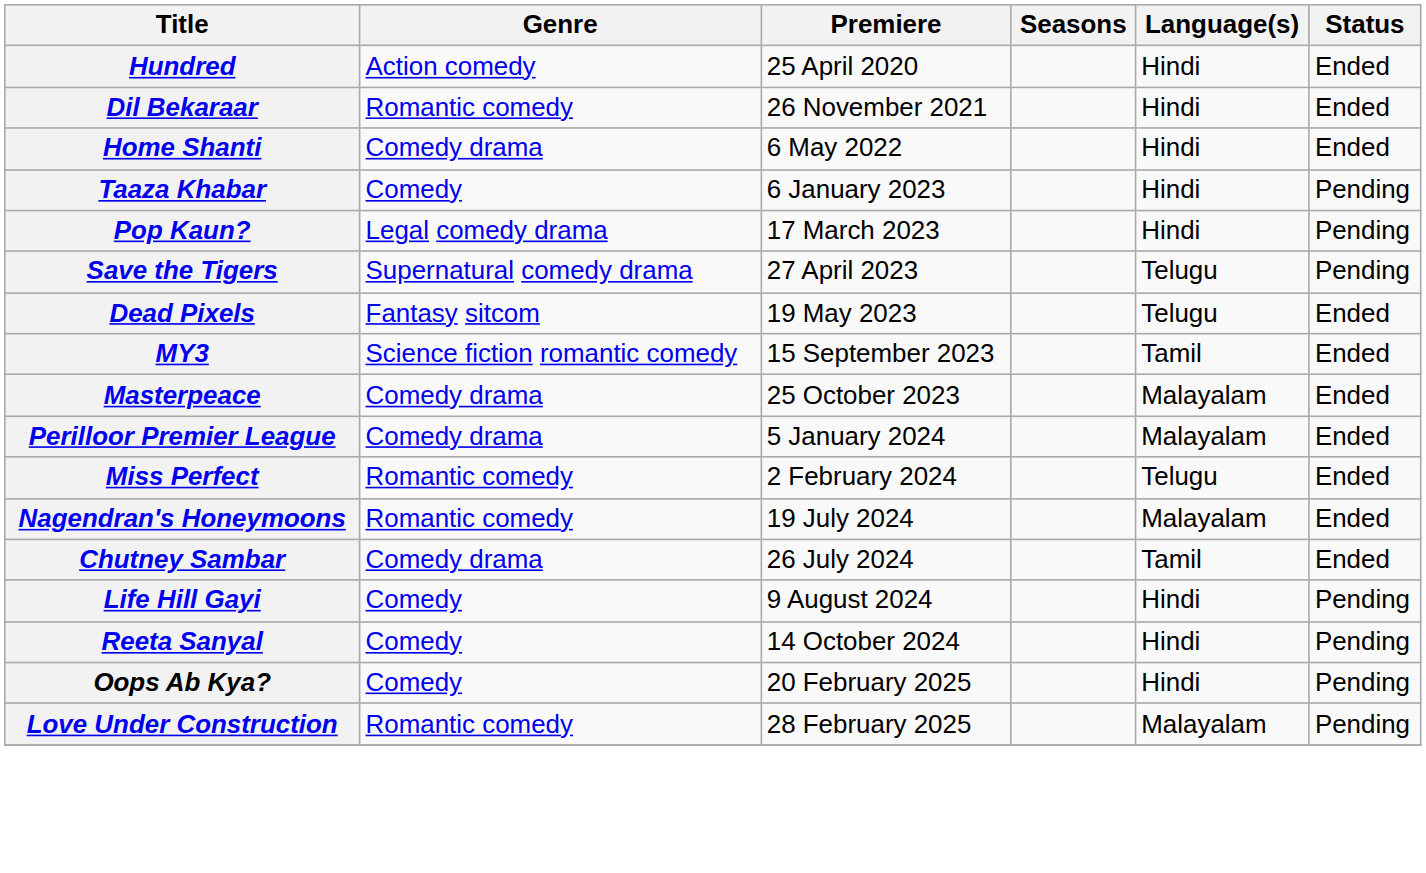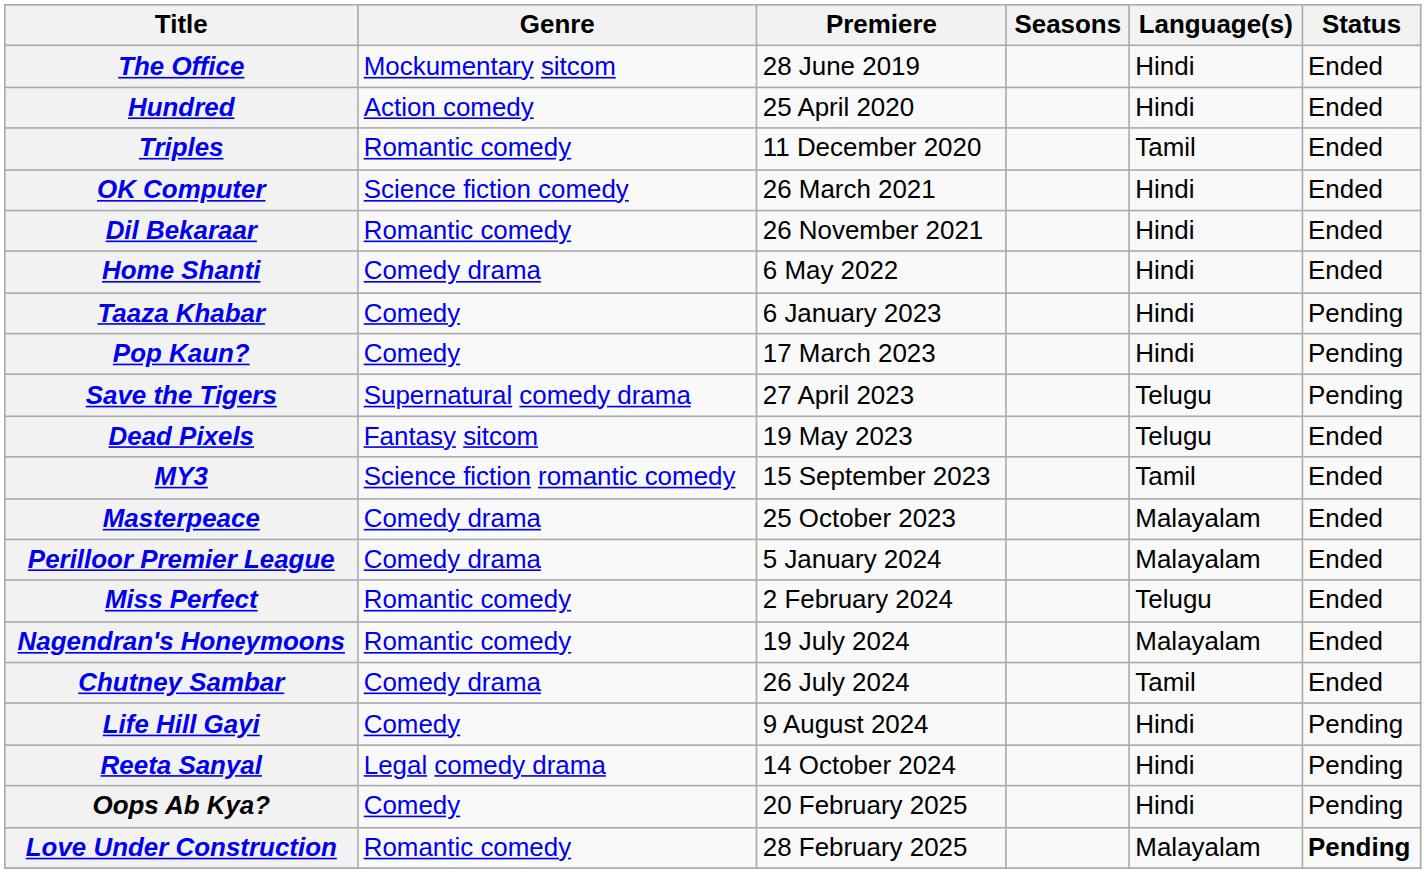+ row: (181, 66)
+ row: (181, 148)
+ row: (181, 189)
(487, 230) Legal comedy drama -> (412, 353) Comedy
(414, 641) Comedy -> (485, 764) Legal comedy drama
(1362, 723) normal -> (1359, 847) bold
